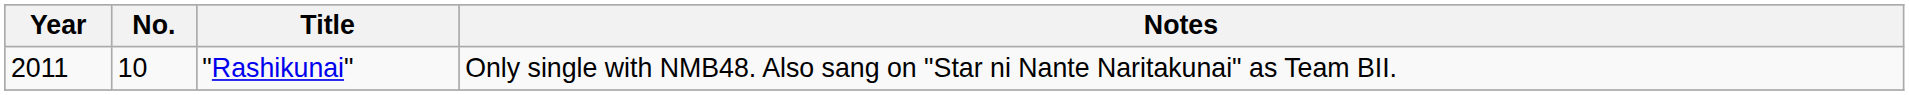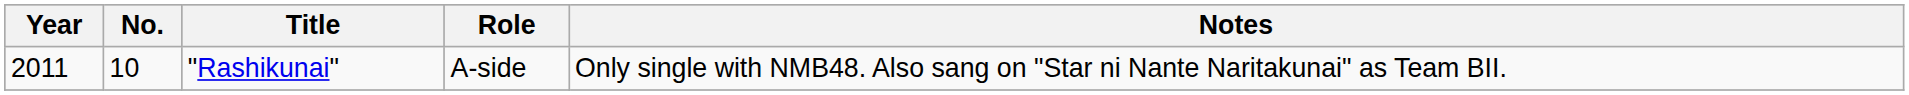+ column: (507, 25)
